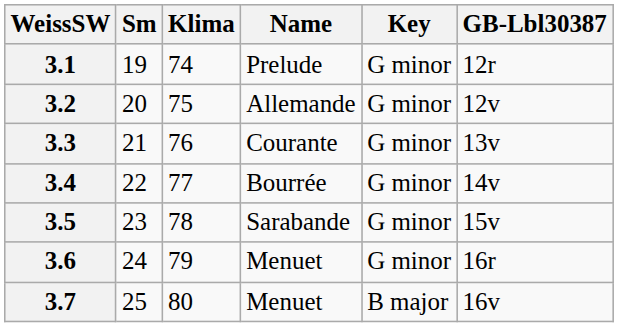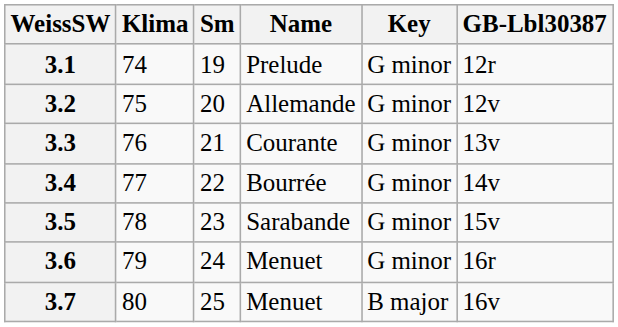columns swapped: (139, 24) <-> (201, 24)
